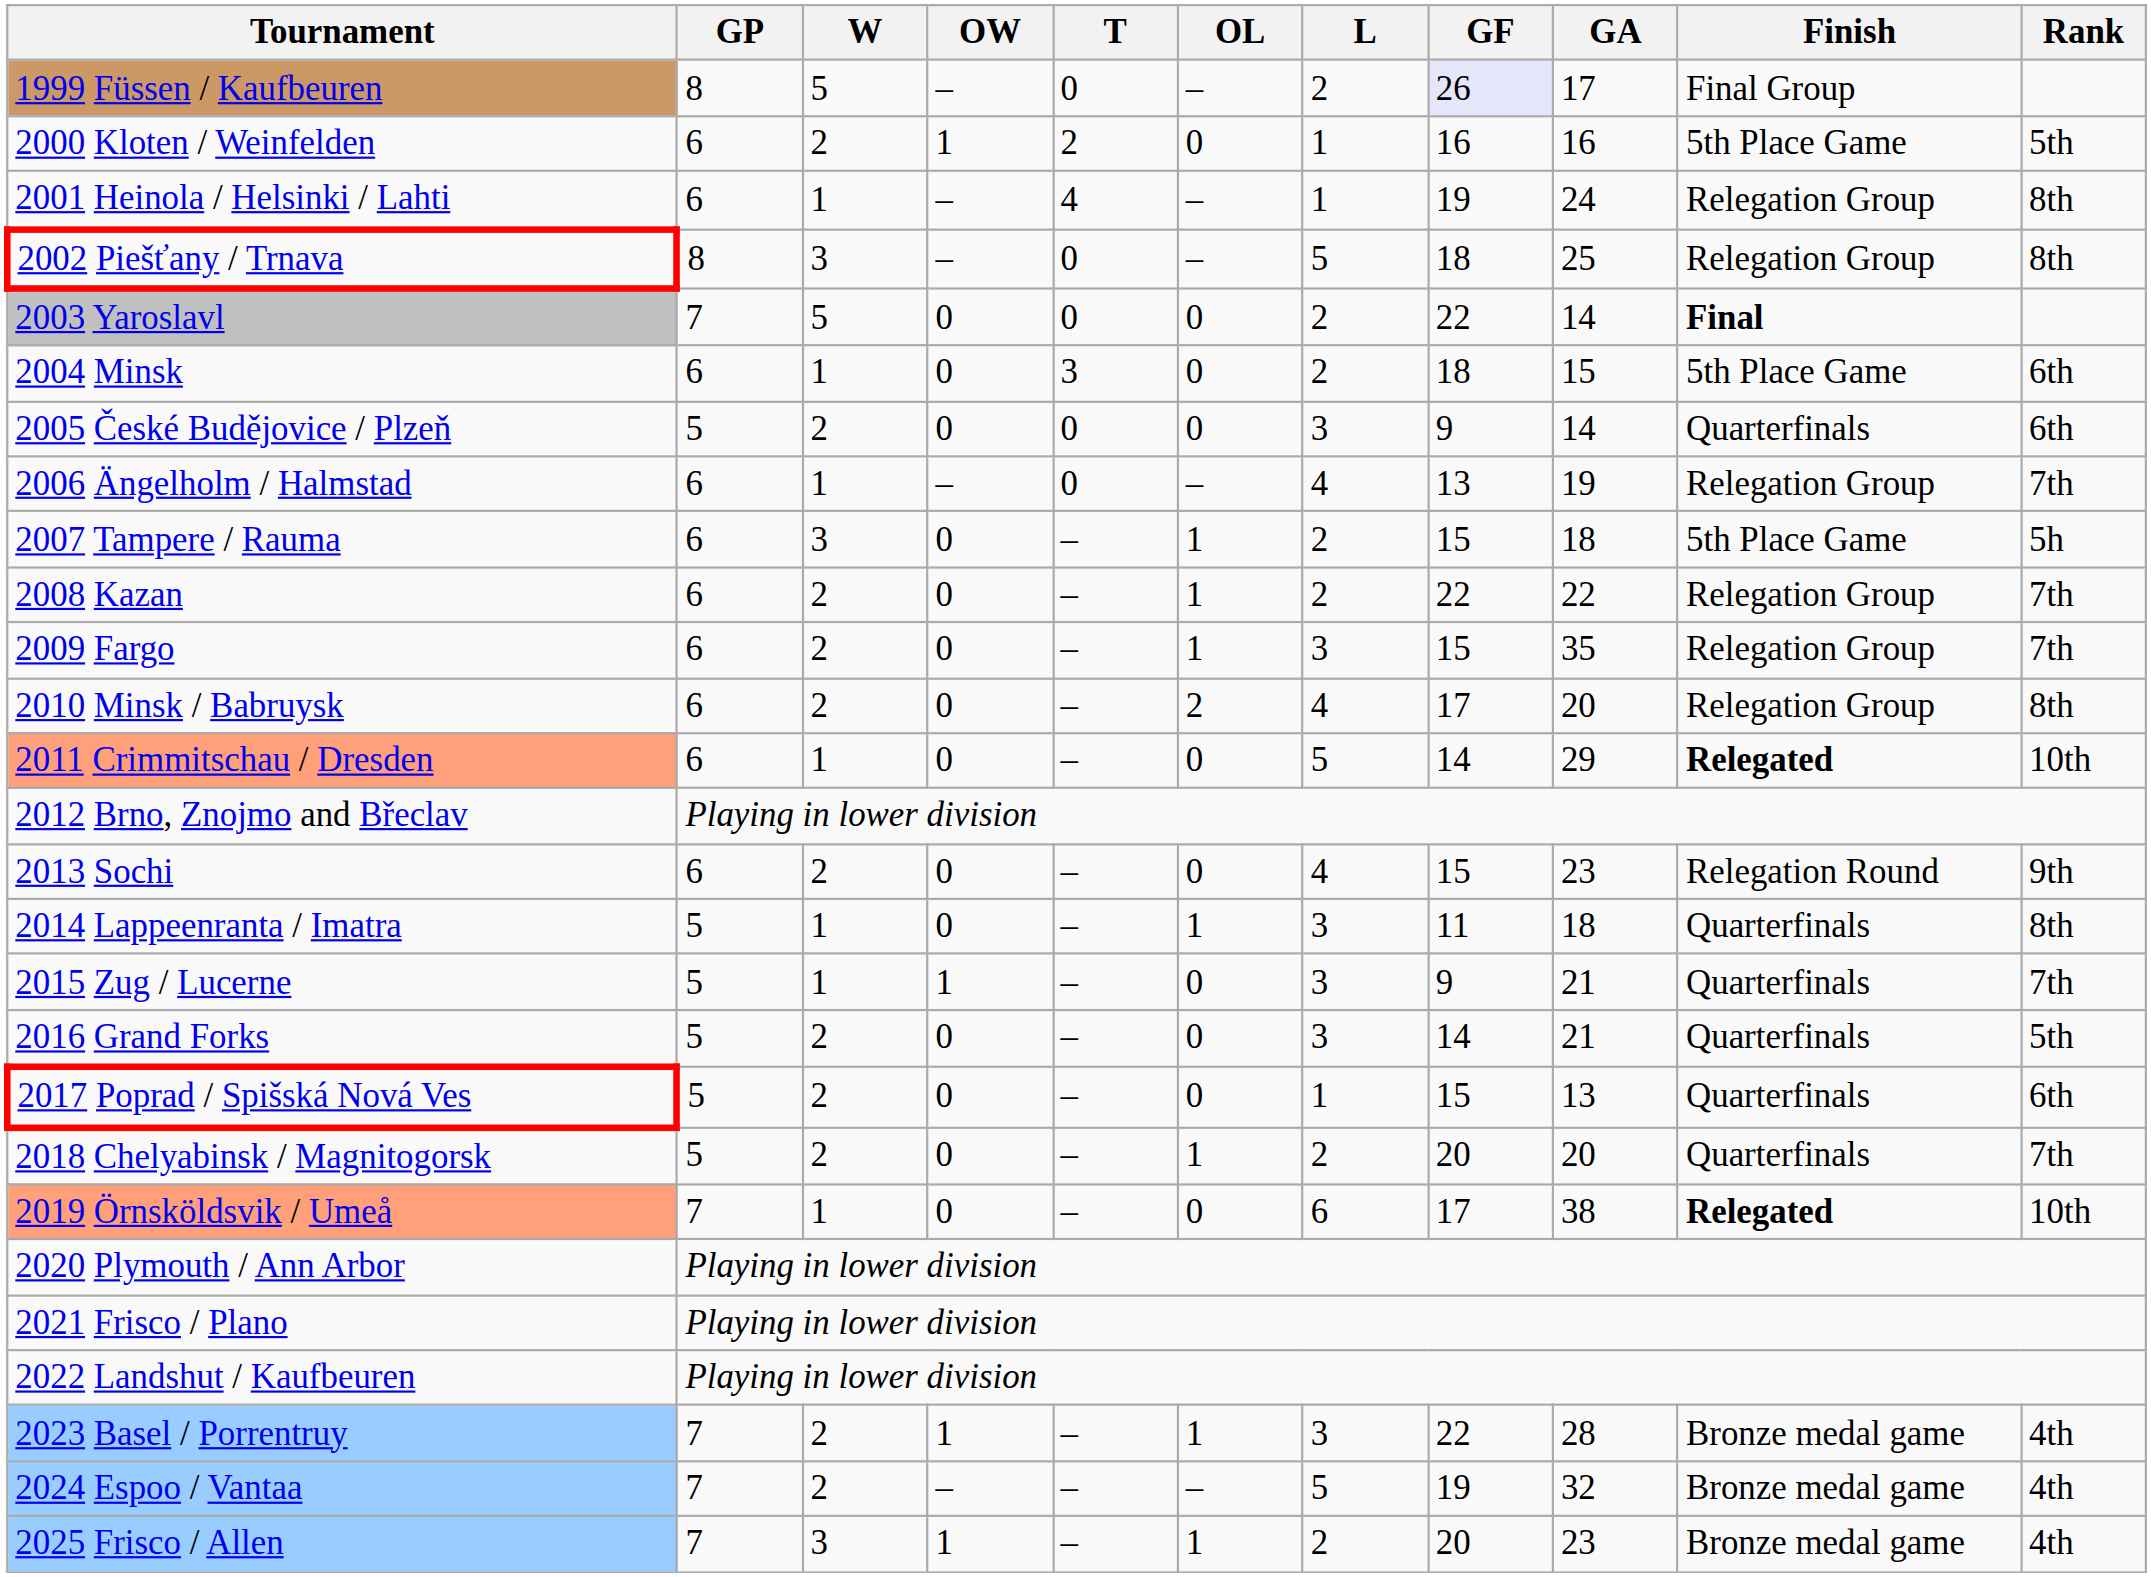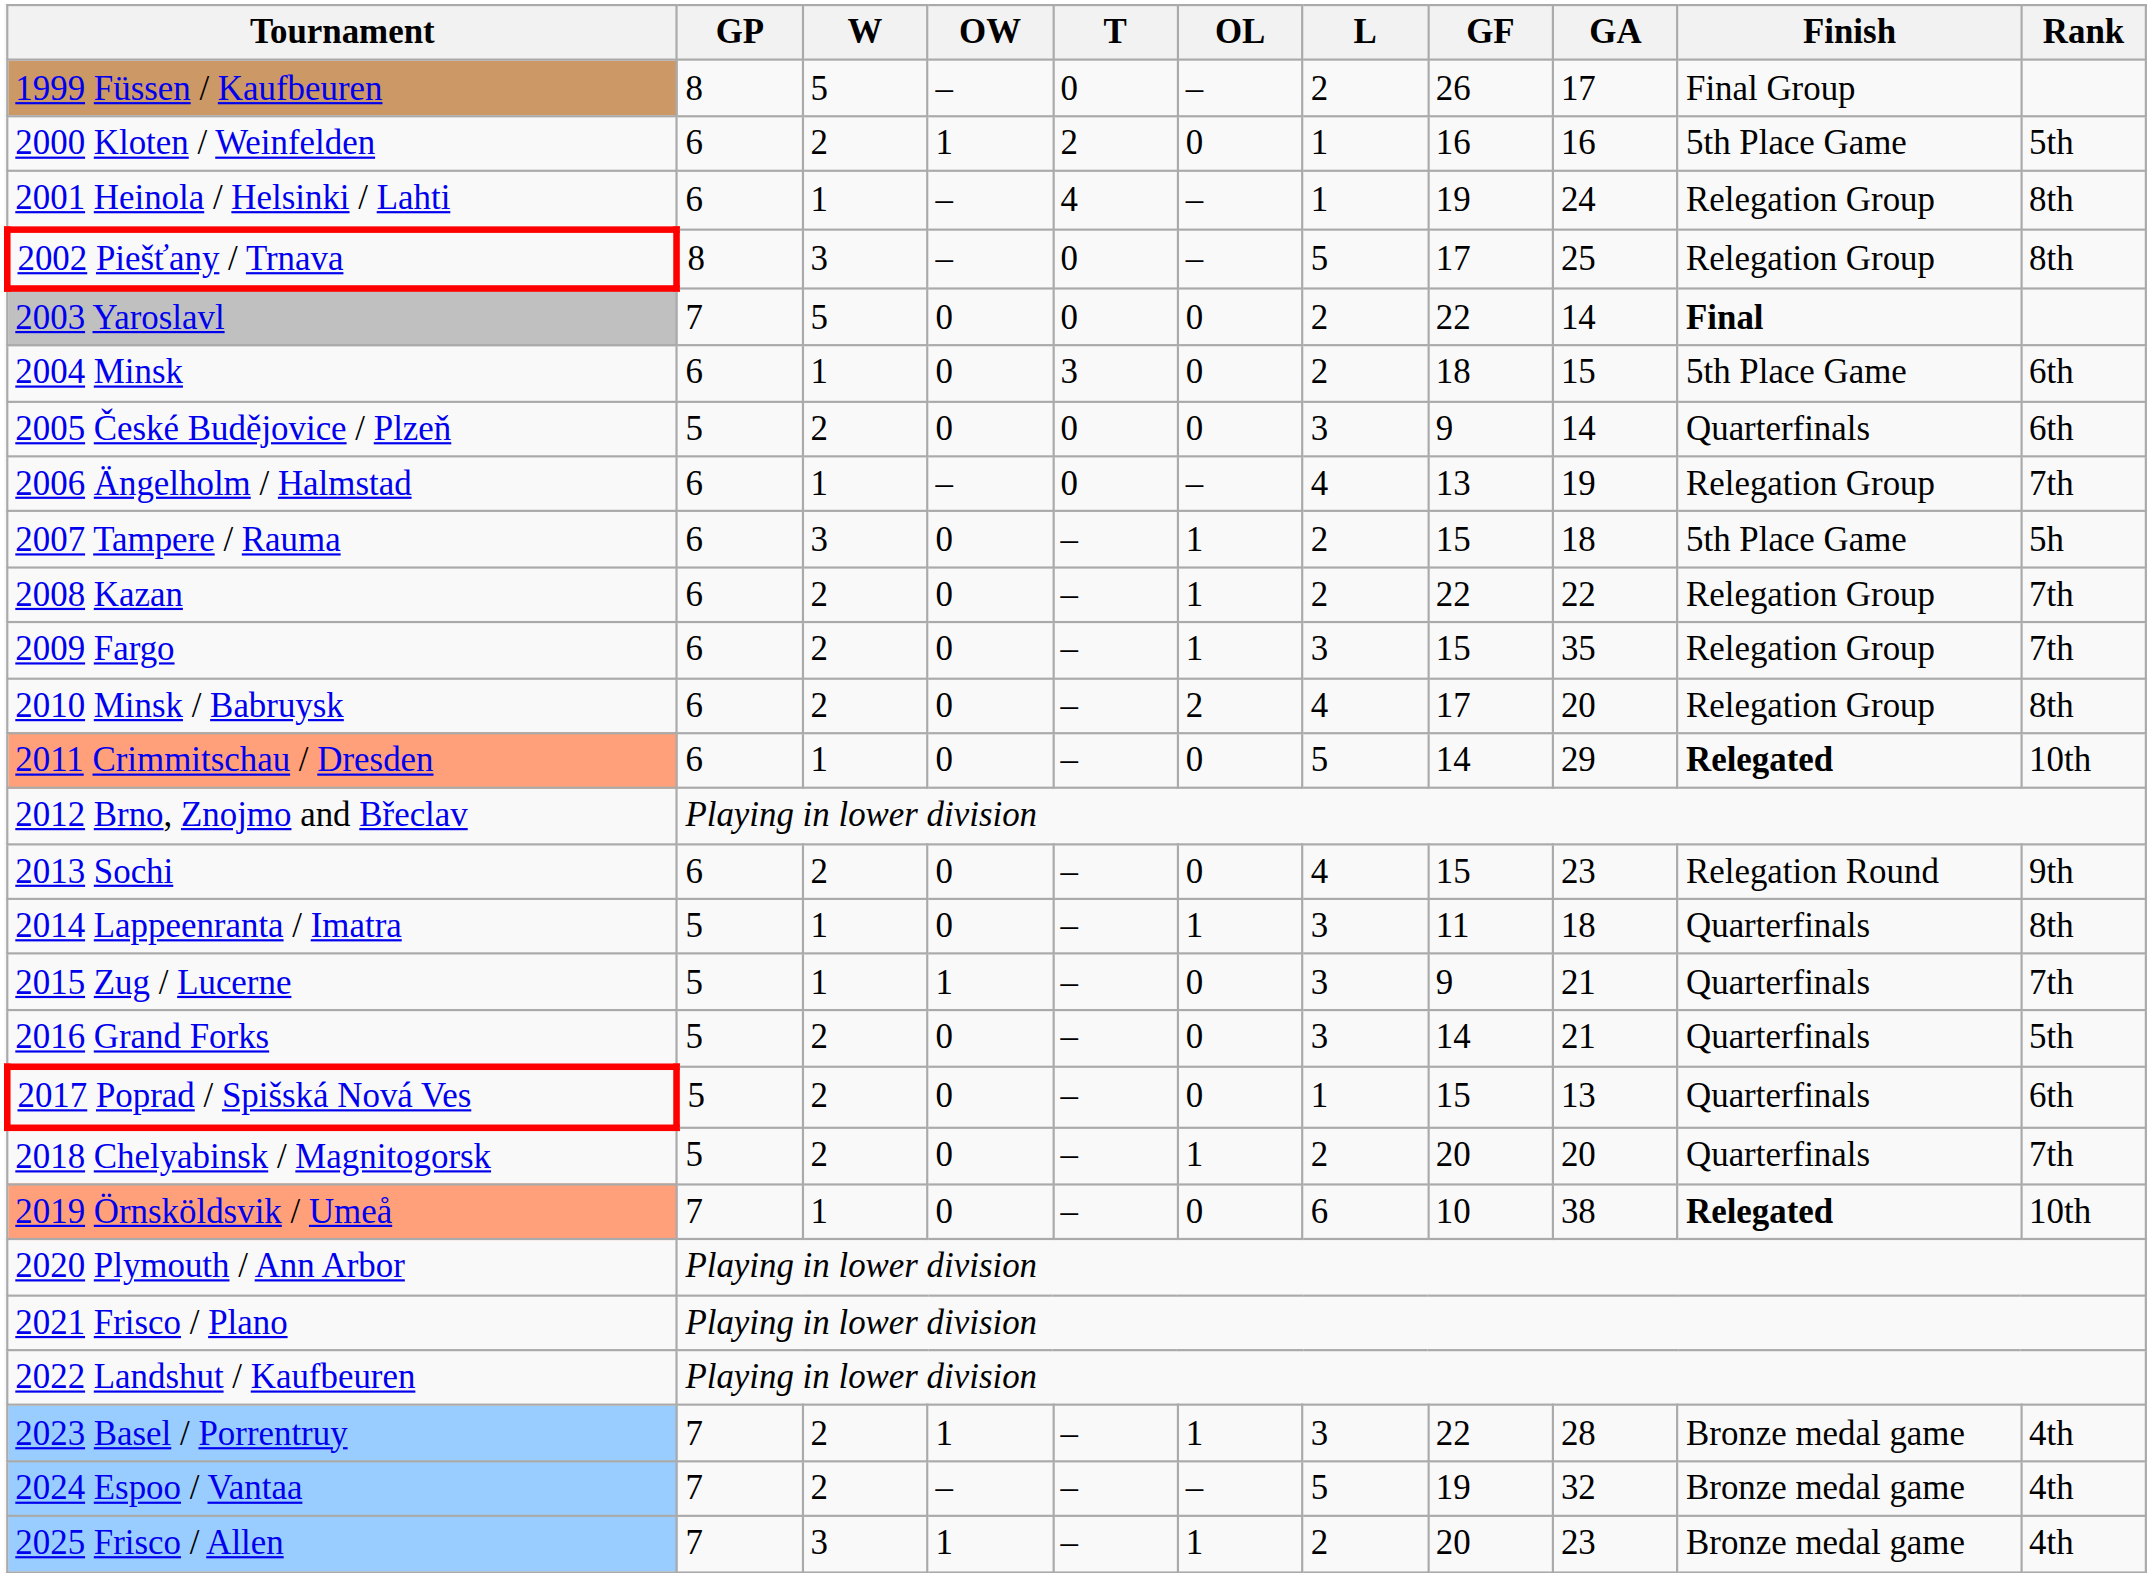(1453, 87) lavender background -> (1453, 87) no background
(1453, 257) 18 -> (1453, 257) 17
(1453, 1211) 17 -> (1453, 1211) 10
